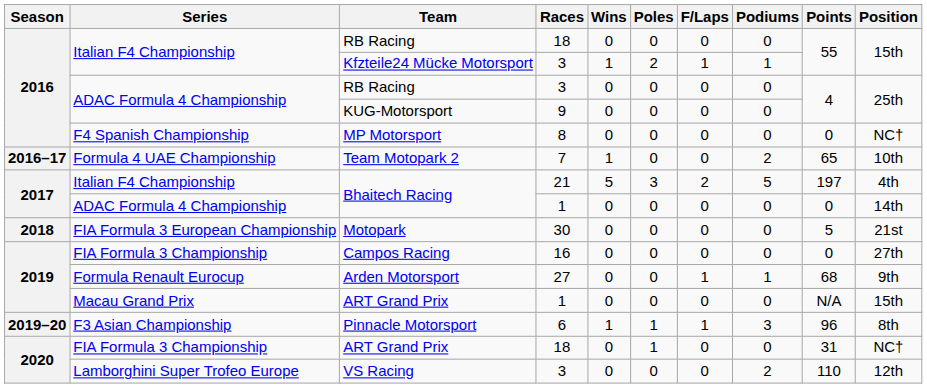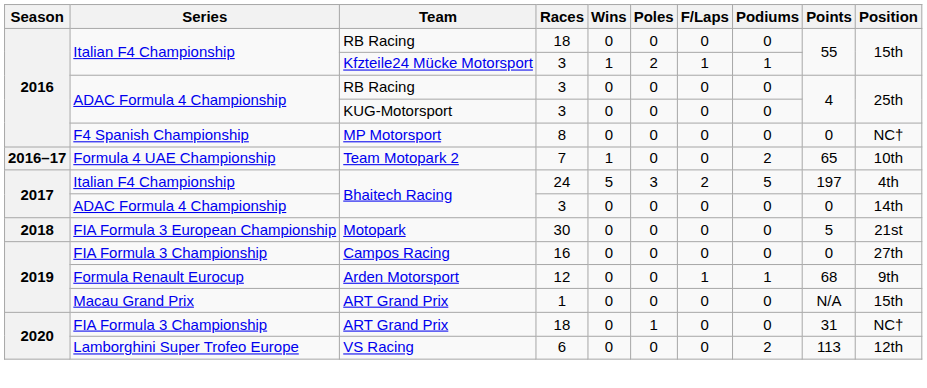(562, 111) 9 -> (562, 111) 3
(562, 182) 21 -> (562, 182) 24
(562, 206) 1 -> (562, 206) 3
(562, 277) 27 -> (562, 277) 12
- row: (152, 324)
(562, 372) 3 -> (562, 348) 6
(829, 372) 110 -> (829, 348) 113
